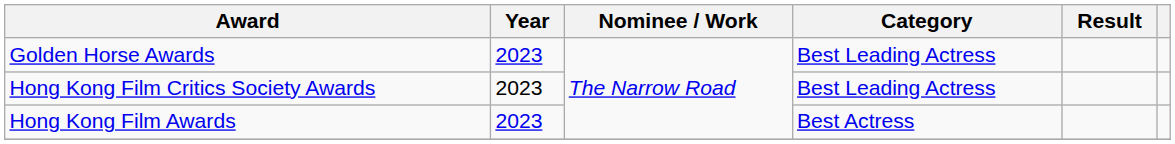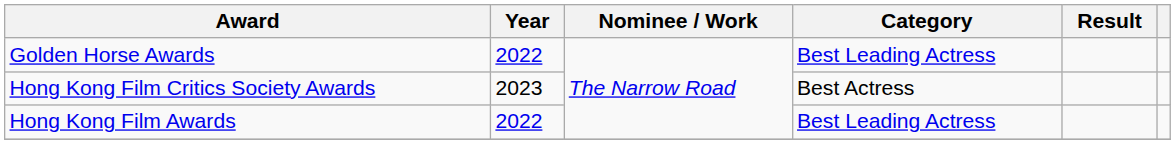(519, 54) 2023 -> (519, 54) 2022
(896, 88) Best Leading Actress -> (856, 88) Best Actress
(519, 121) 2023 -> (519, 121) 2022
(856, 121) Best Actress -> (896, 121) Best Leading Actress
